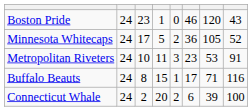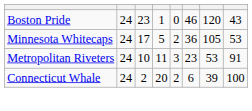(236, 39) 52 -> (236, 39) 53
- row: (44, 77)
